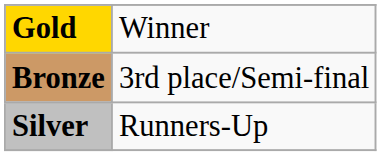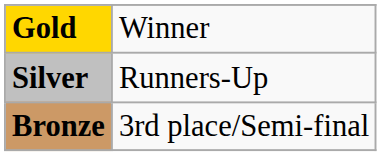rows swapped: (50, 125) <-> (58, 77)
